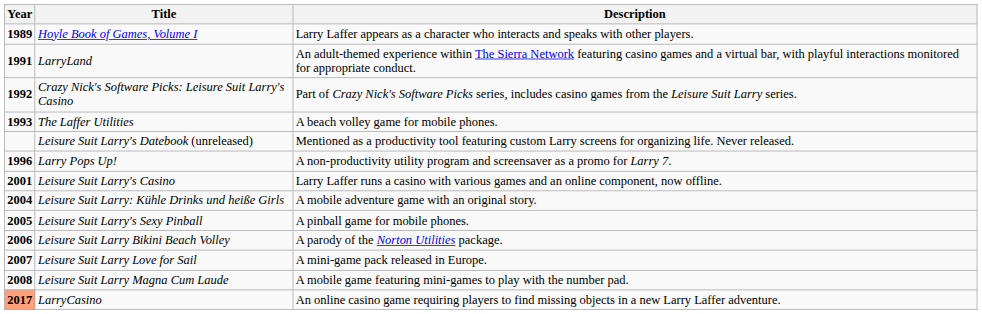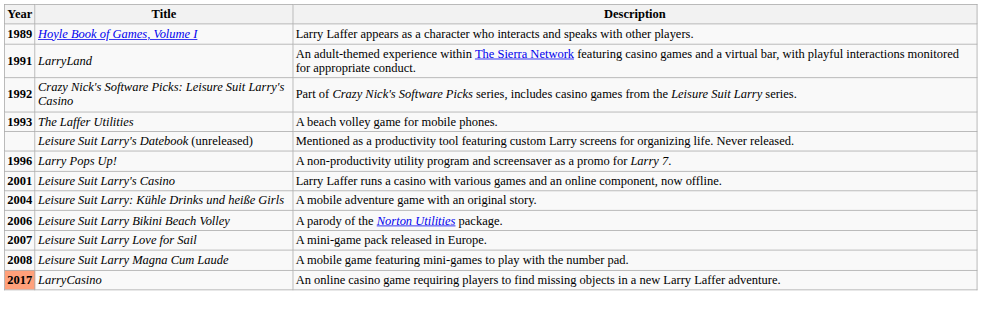- row: (120, 220)
